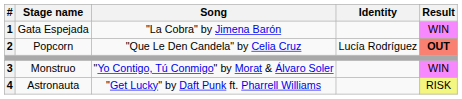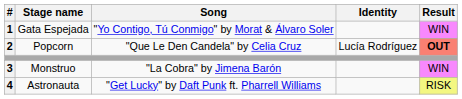(214, 30) "La Cobra" by Jimena Barón -> (214, 30) "Yo Contigo, Tú Conmigo" by Morat & Álvaro Soler
(214, 68) "Yo Contigo, Tú Conmigo" by Morat & Álvaro Soler -> (214, 68) "La Cobra" by Jimena Barón
